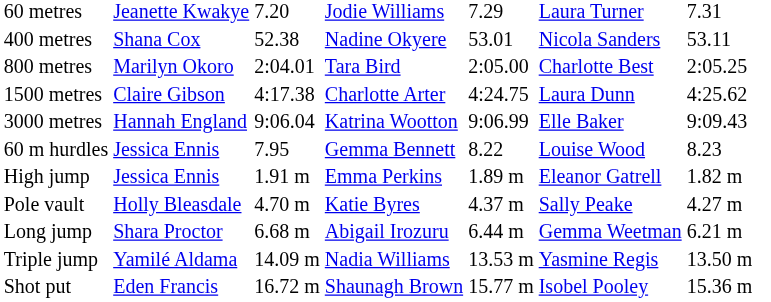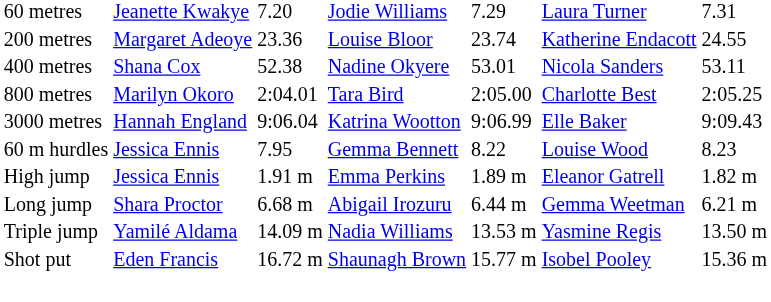+ row: (48, 39)
- row: (53, 94)
- row: (44, 204)
